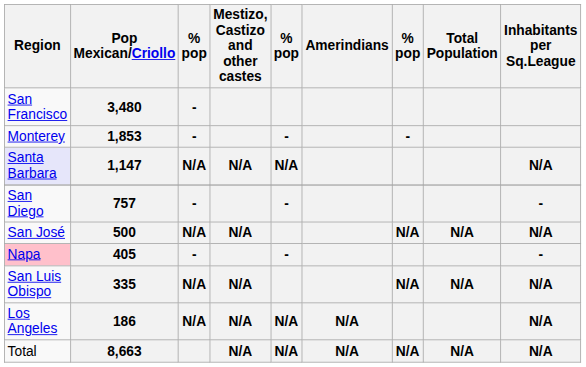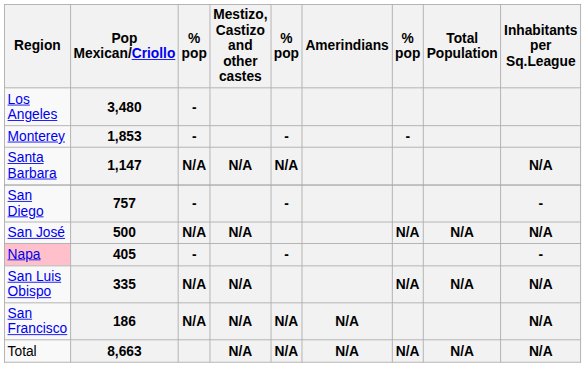(37, 106) San Francisco -> (32, 106) Los Angeles
(32, 166) lavender background -> (32, 166) no background
(32, 321) Los Angeles -> (37, 321) San Francisco
